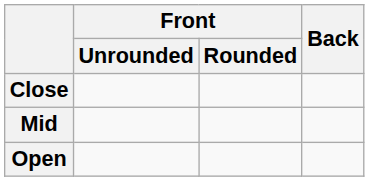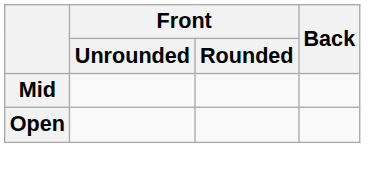- row: (39, 90)
